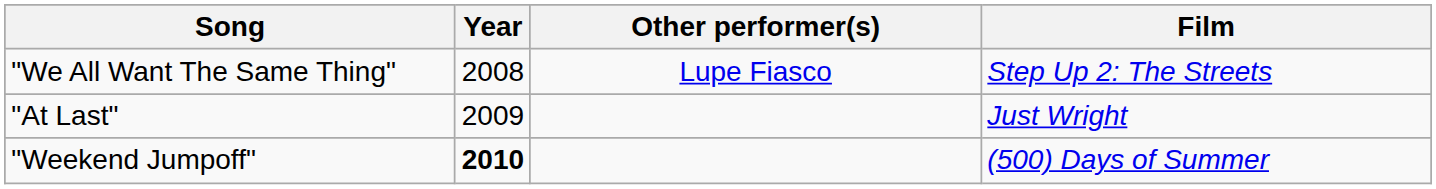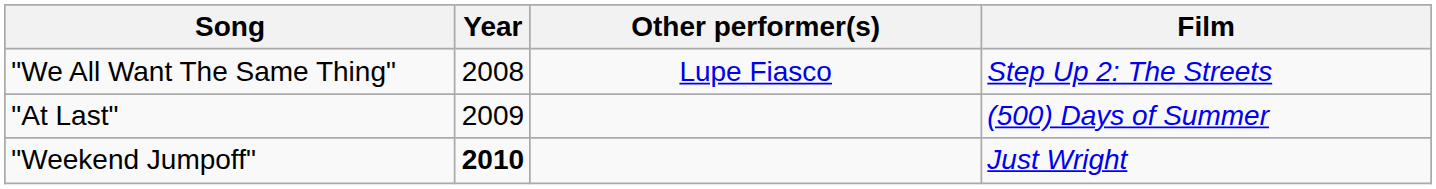(1057, 115) Just Wright -> (1128, 115) (500) Days of Summer
(1128, 159) (500) Days of Summer -> (1057, 159) Just Wright
